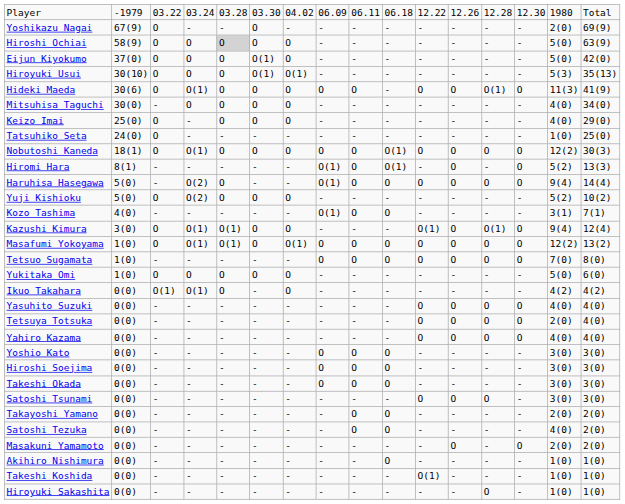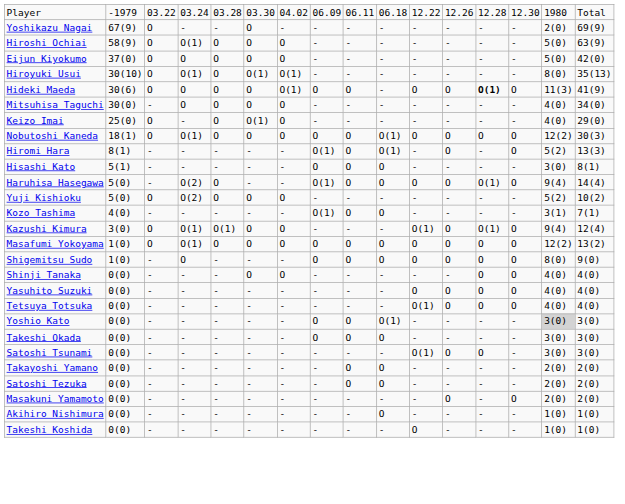(189, 43) O -> (192, 43) O(1)
(222, 43) lightgrey background -> (216, 43) no background
(263, 58) O(1) -> (249, 58) O
(189, 74) O -> (192, 74) O(1)
(561, 74) 5(3) -> (556, 74) 8(0)
(197, 89) O(1) -> (183, 89) O
(288, 89) O -> (291, 89) O(1)
(495, 89) normal -> (489, 89) bold
(255, 120) O -> (258, 120) O(1)
- row: (47, 136)
+ row: (41, 167)
(487, 182) O -> (489, 182) O(1)
(230, 244) O(1) -> (216, 244) O
(297, 244) O(1) -> (282, 244) O
+ row: (49, 260)
- row: (49, 260)
- row: (41, 275)
- row: (44, 291)
+ row: (44, 275)
(420, 321) O -> (423, 306) O(1)
(561, 321) 2(0) -> (556, 306) 4(0)
- row: (44, 337)
(387, 352) O -> (390, 321) O(1)
(561, 352) no background -> (556, 321) lightgrey background
- row: (49, 368)
(420, 399) O -> (423, 352) O(1)
(561, 430) 4(0) -> (556, 383) 2(0)
(429, 476) O(1) -> (415, 430) O
- row: (58, 492)
